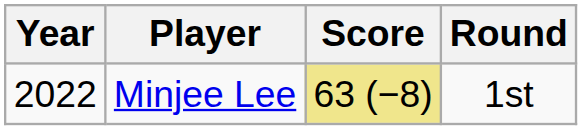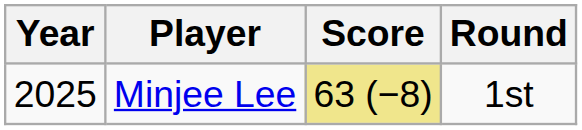(55, 93) 2022 -> (55, 93) 2025
